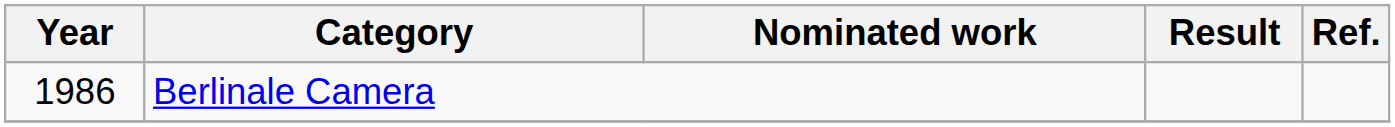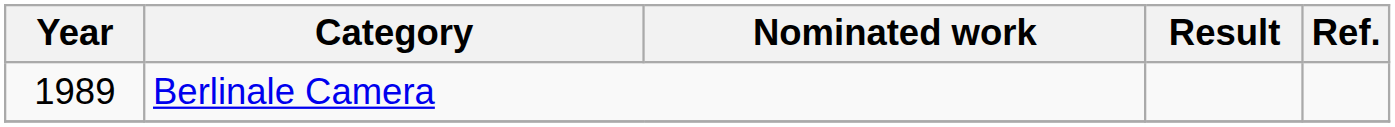(75, 91) 1986 -> (75, 91) 1989
